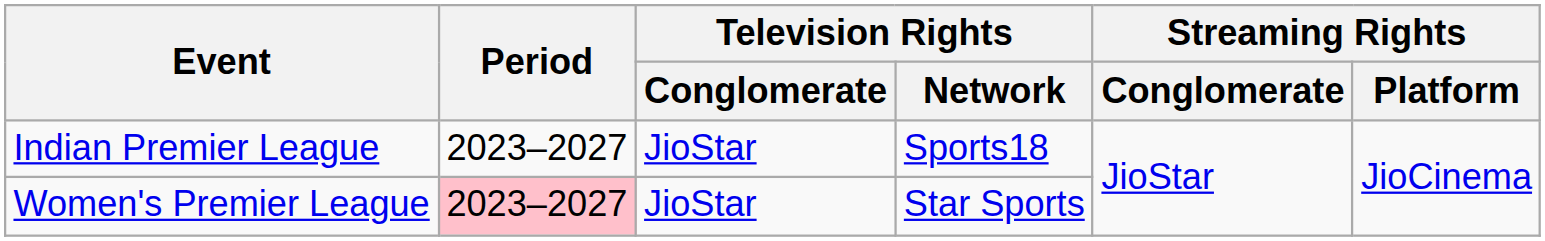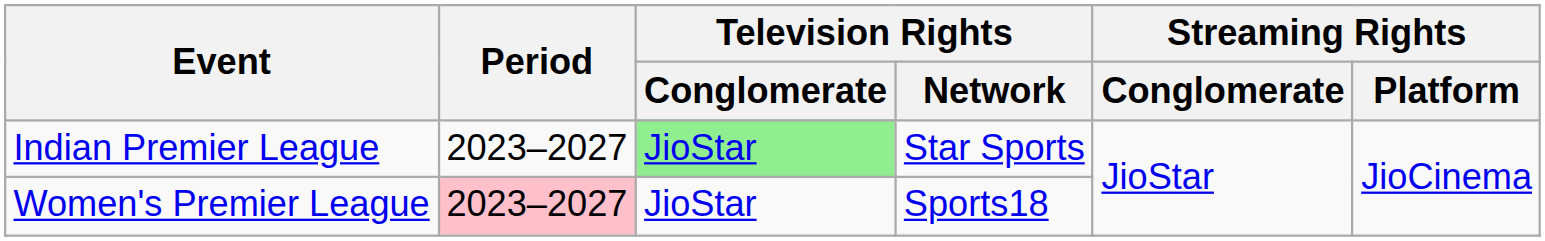(700, 147) no background -> (700, 147) lightgreen background
(976, 147) Sports18 -> (994, 147) Star Sports
(994, 205) Star Sports -> (976, 205) Sports18
